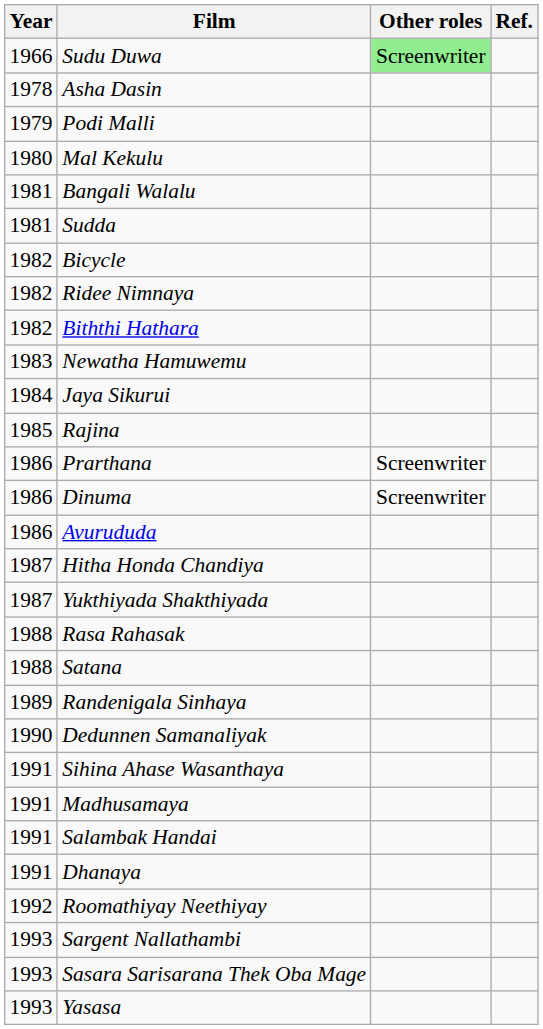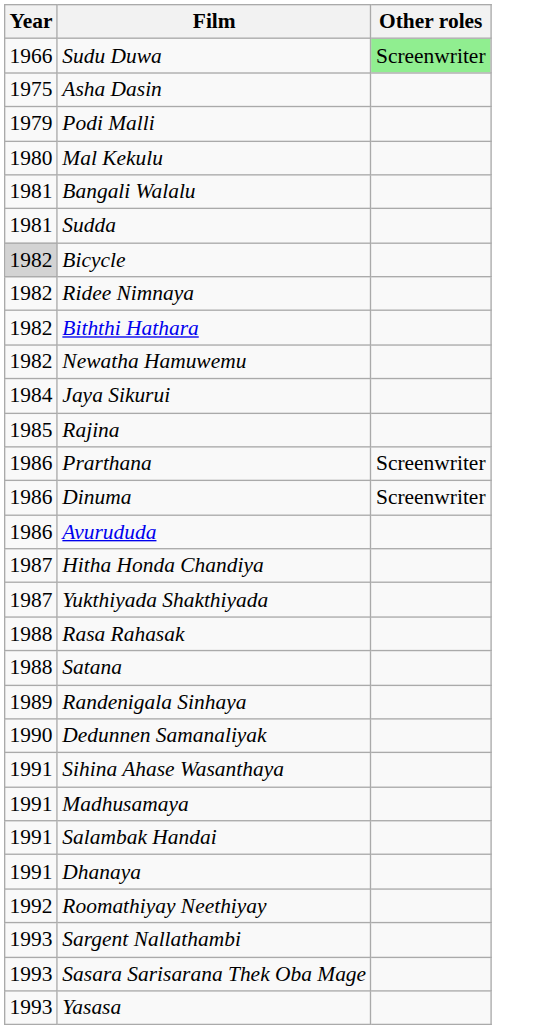- column: (514, 21)
(31, 89) 1978 -> (31, 89) 1975
(31, 259) no background -> (31, 259) lightgrey background
(31, 361) 1983 -> (31, 361) 1982
